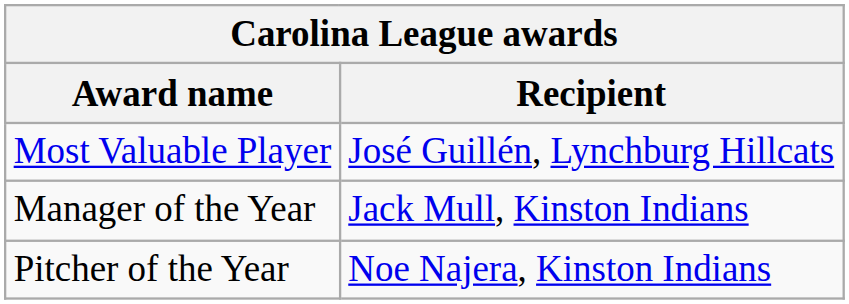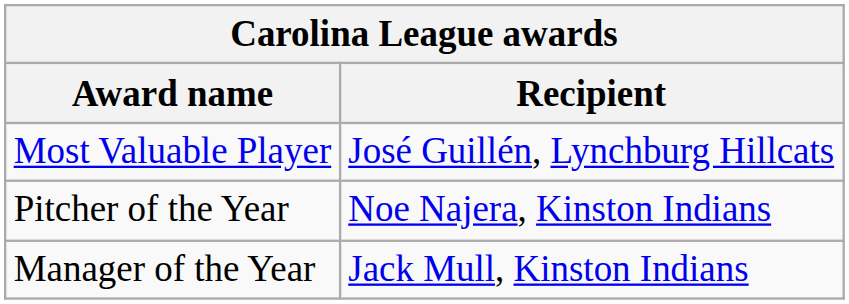rows swapped: (151, 268) <-> (165, 209)
